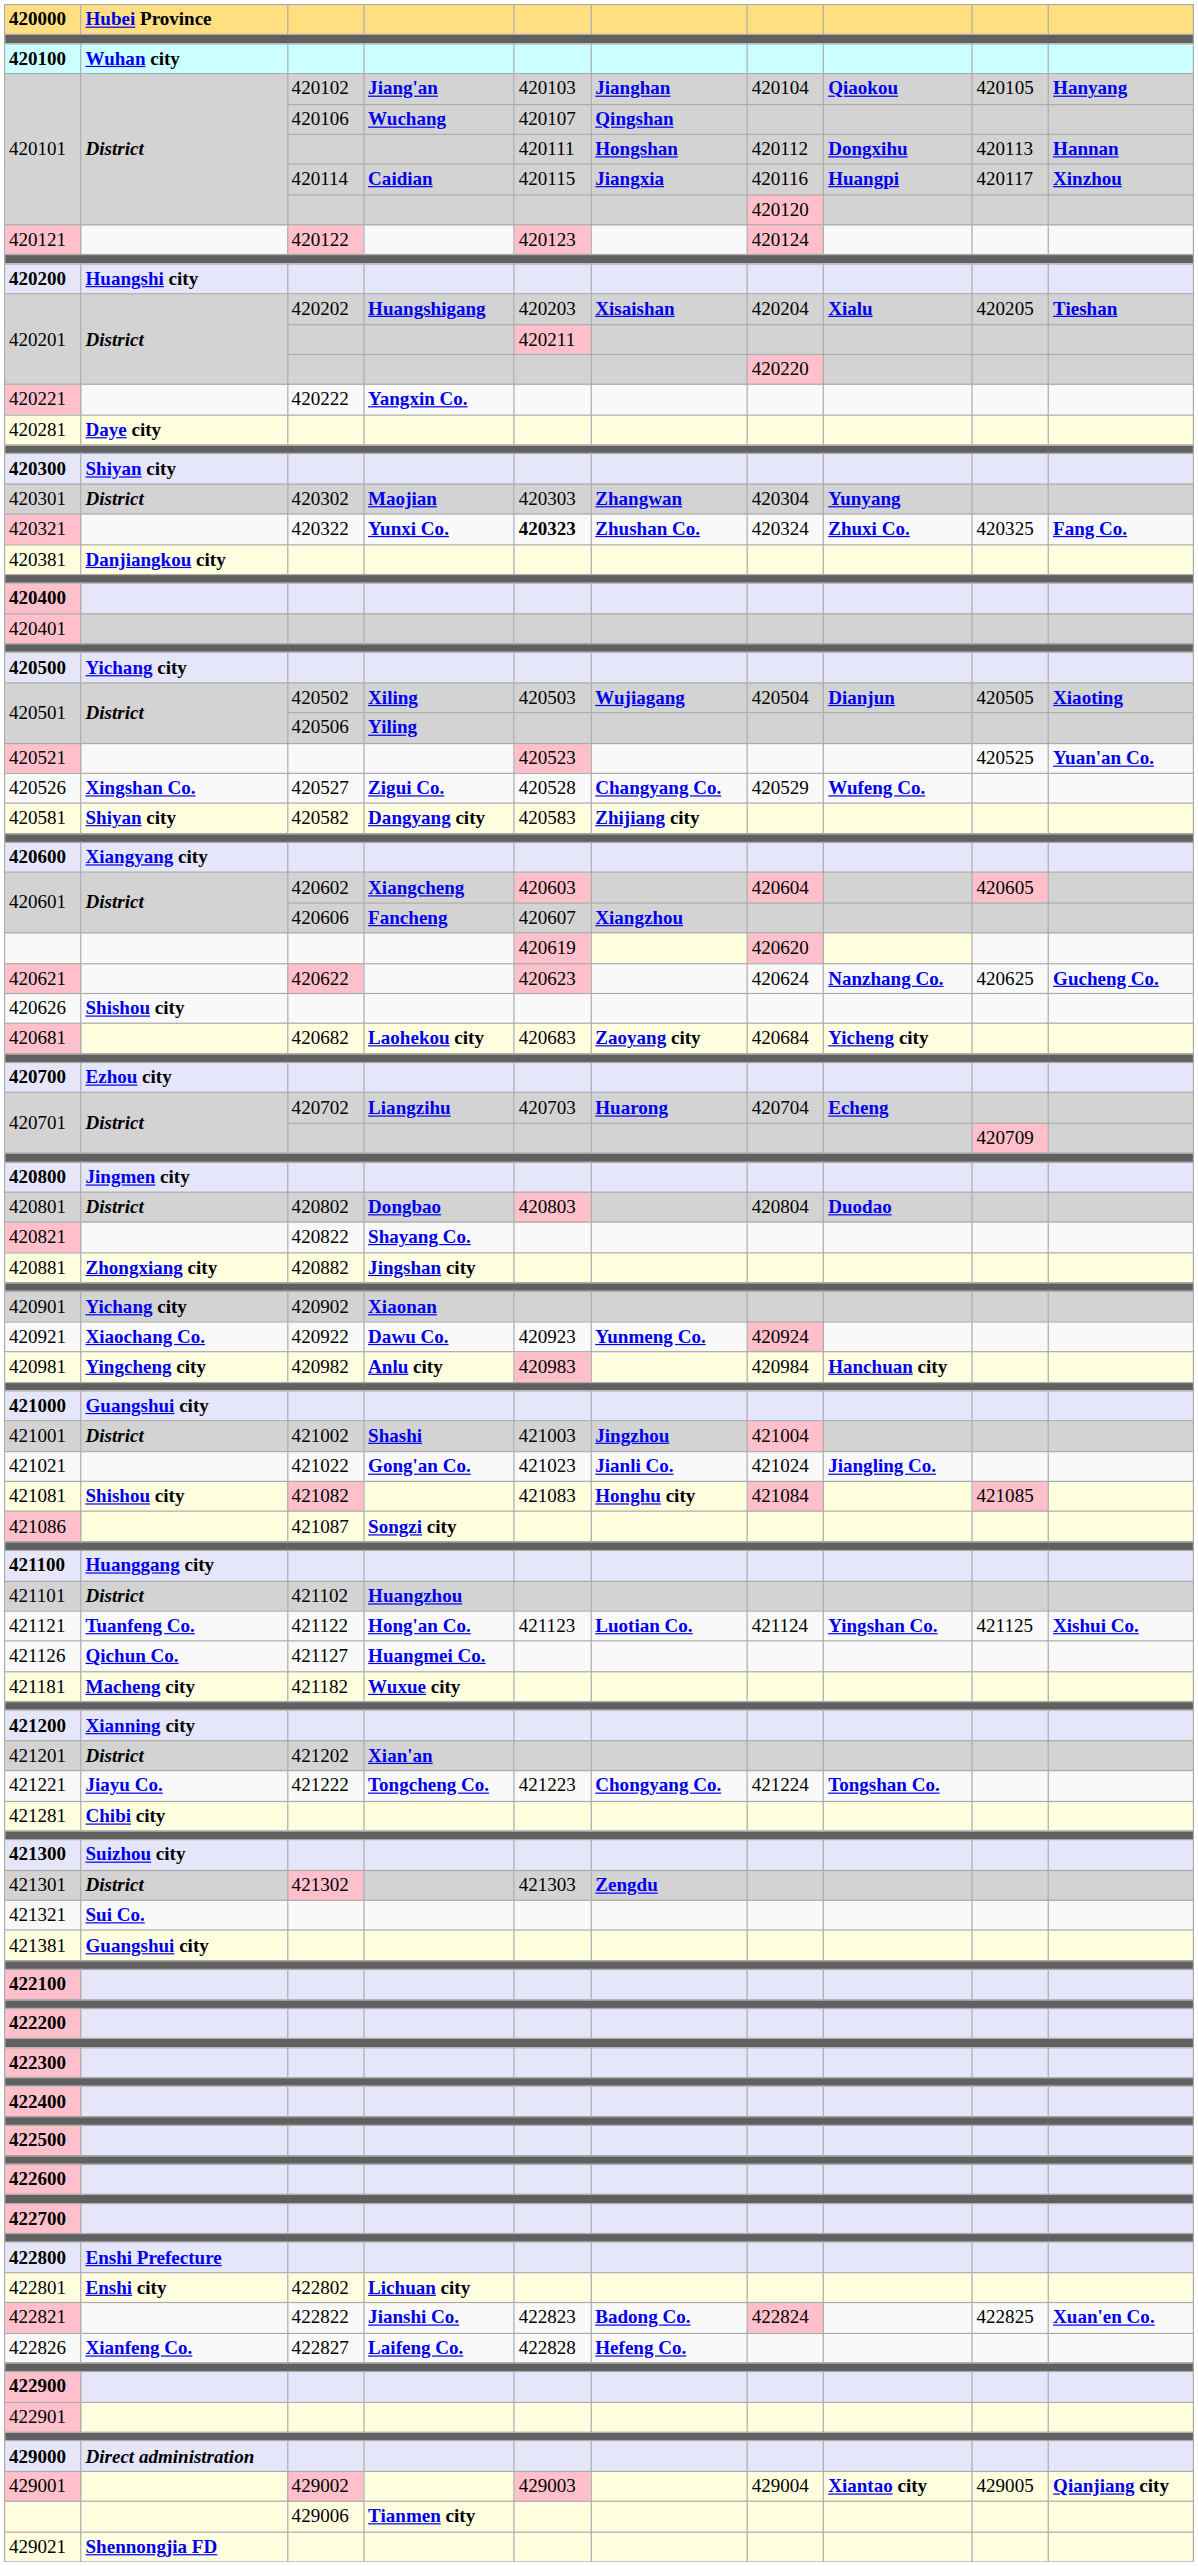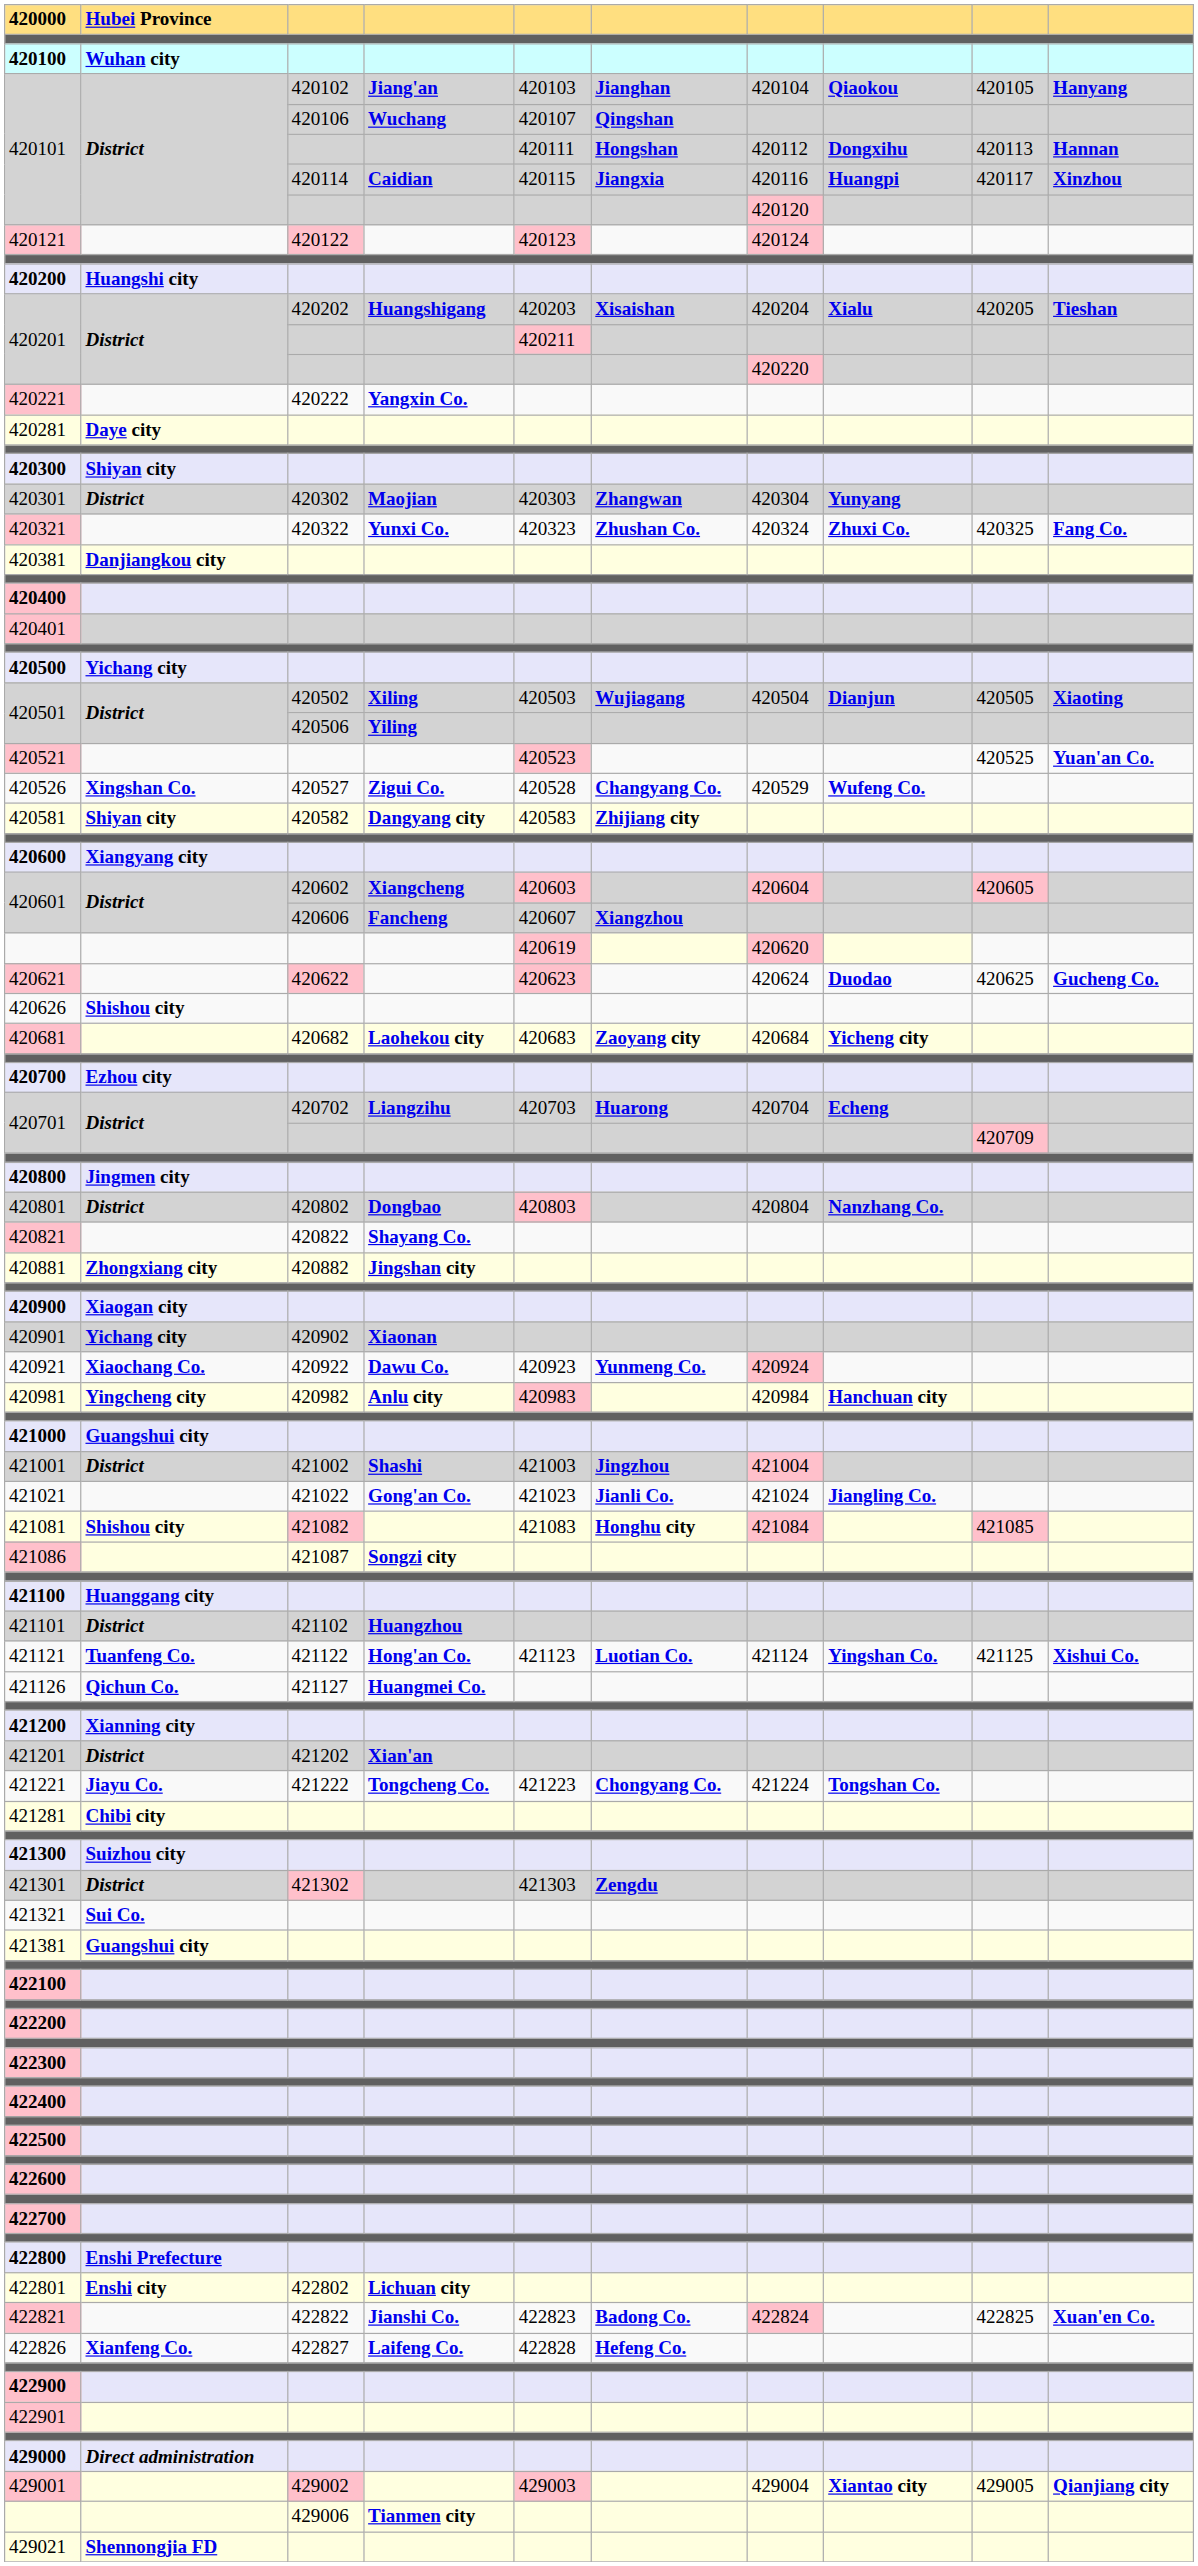(547, 529) bold -> (547, 529) normal
(886, 978) Nanzhang Co. -> (860, 978) Duodao
(860, 1207) Duodao -> (886, 1207) Nanzhang Co.
+ row: (38, 1306)
- row: (37, 1686)
